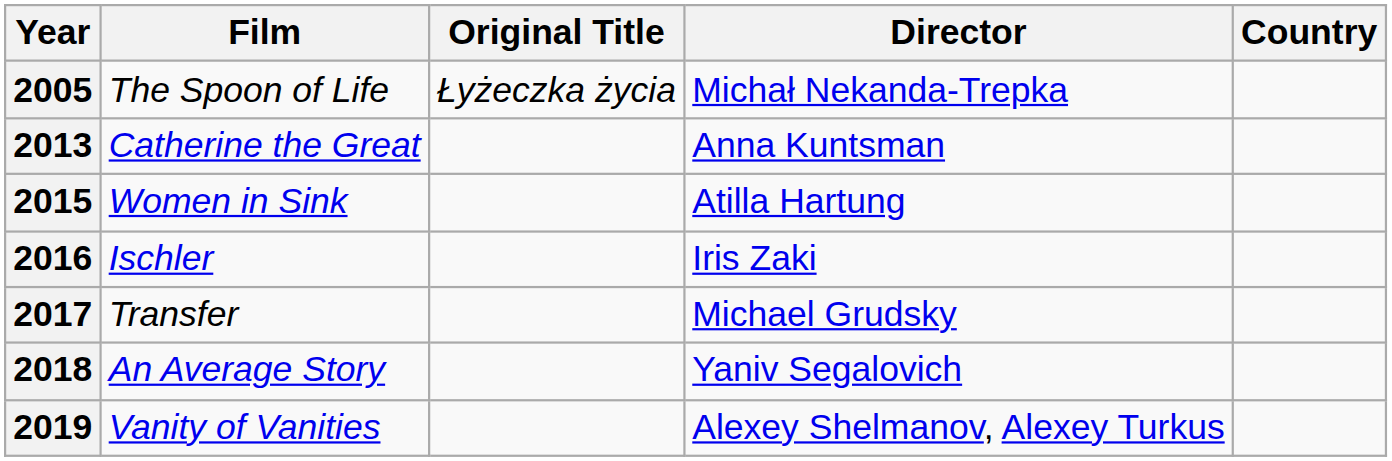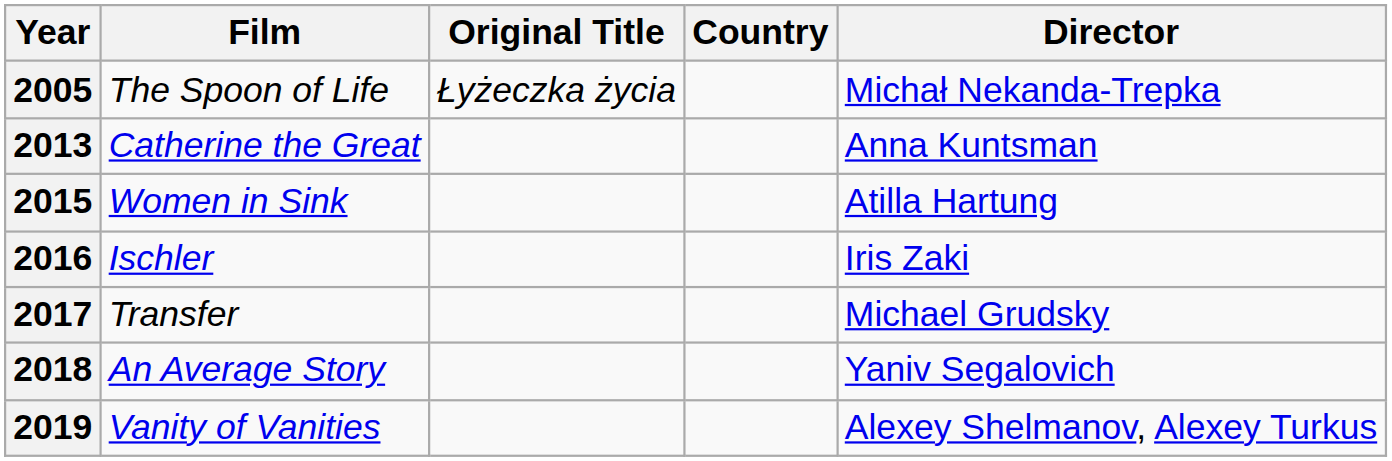columns swapped: (958, 32) <-> (1309, 32)
